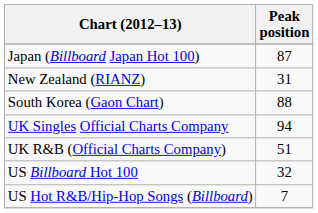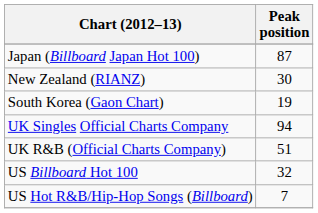(284, 79) 31 -> (284, 79) 30
(284, 102) 88 -> (284, 102) 19
